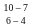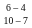rows swapped: (16, 21) <-> (16, 7)
